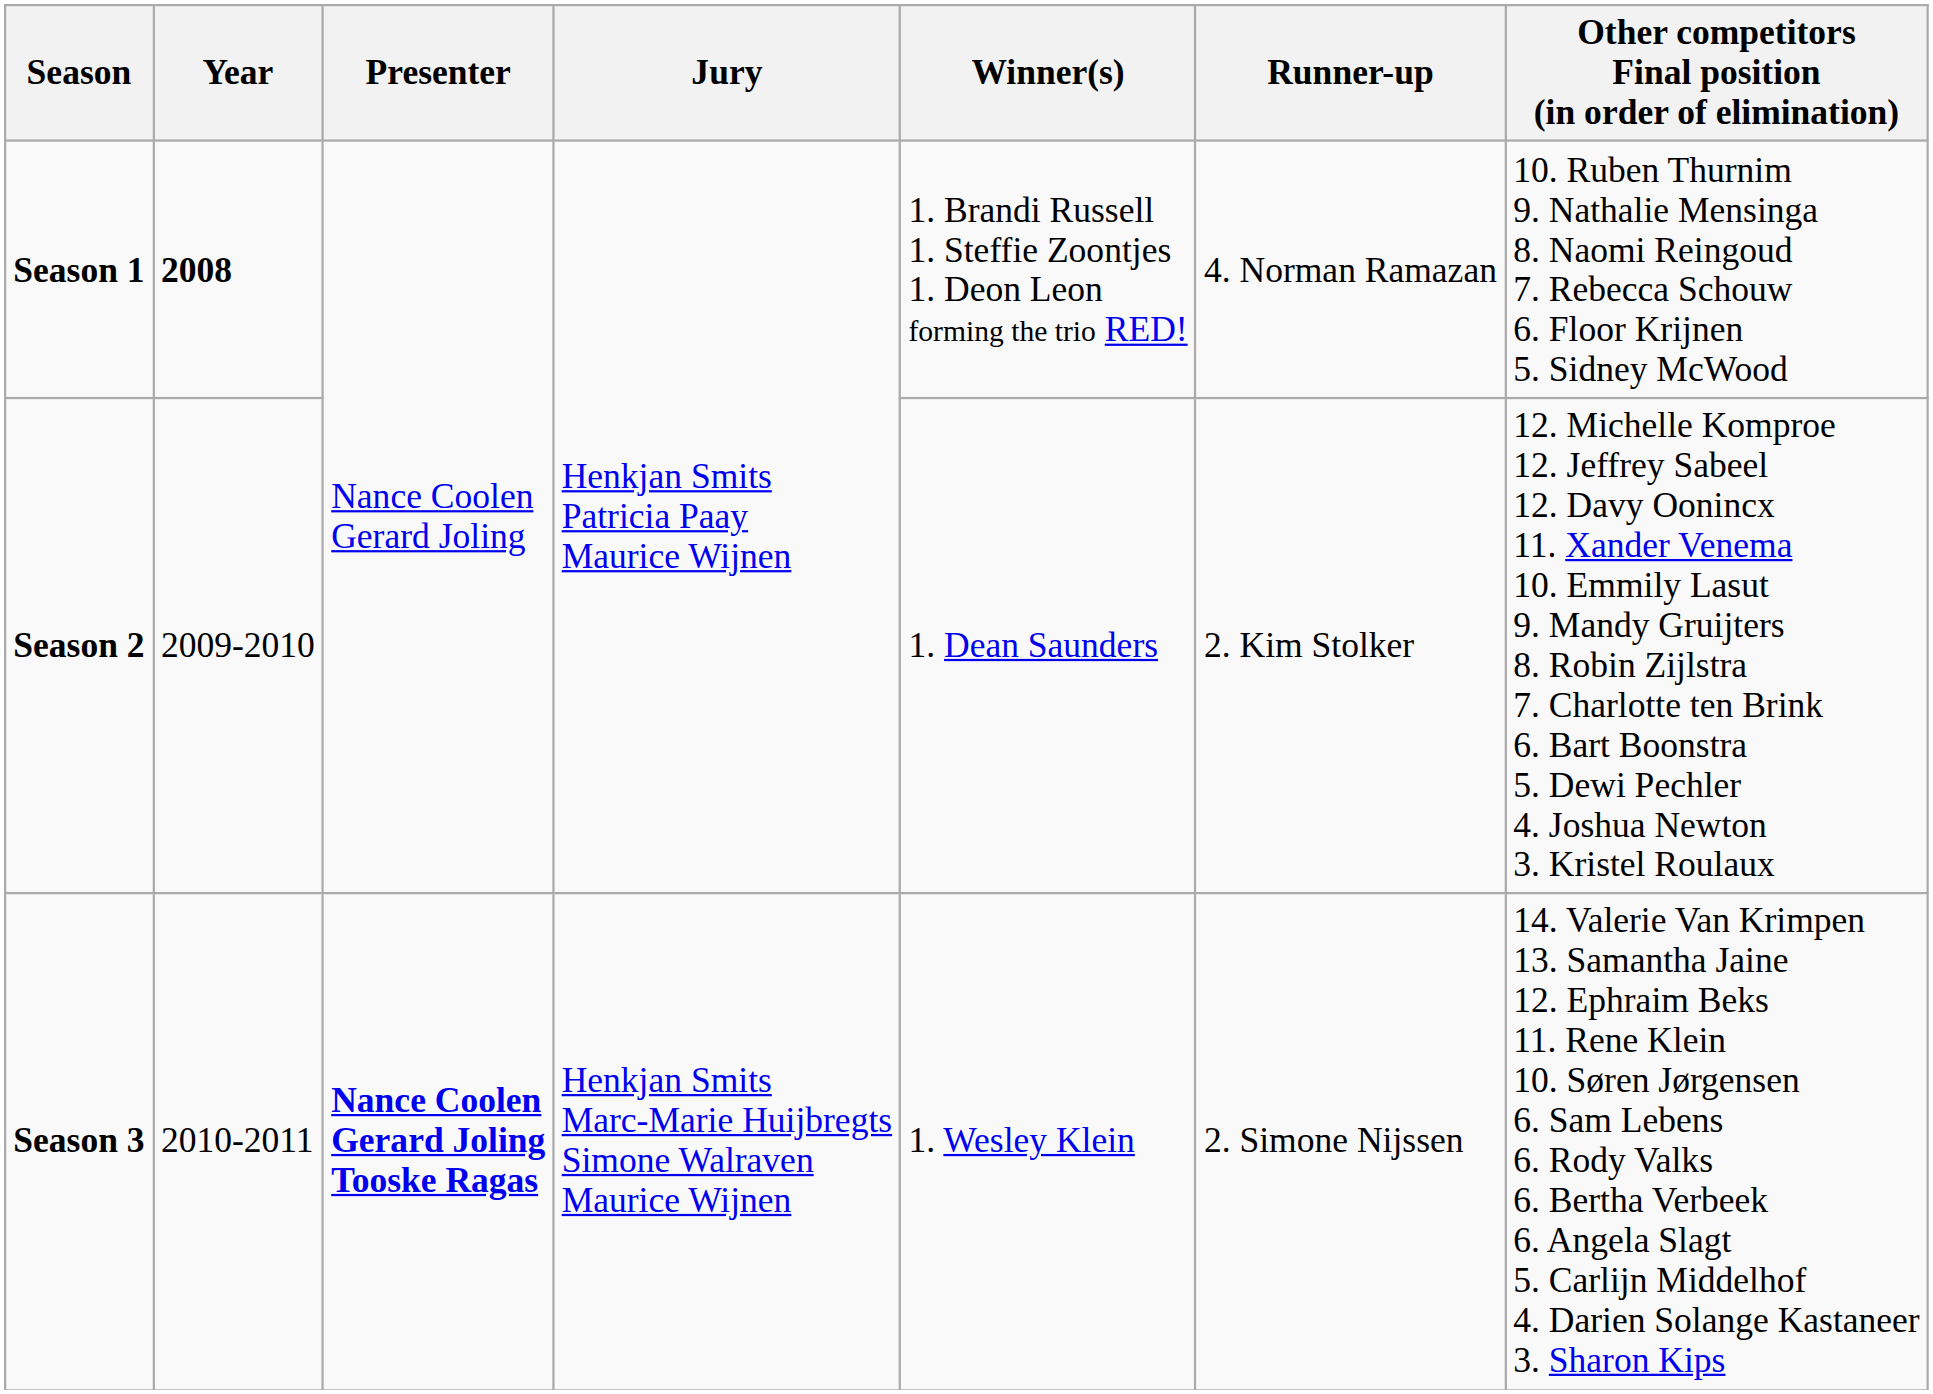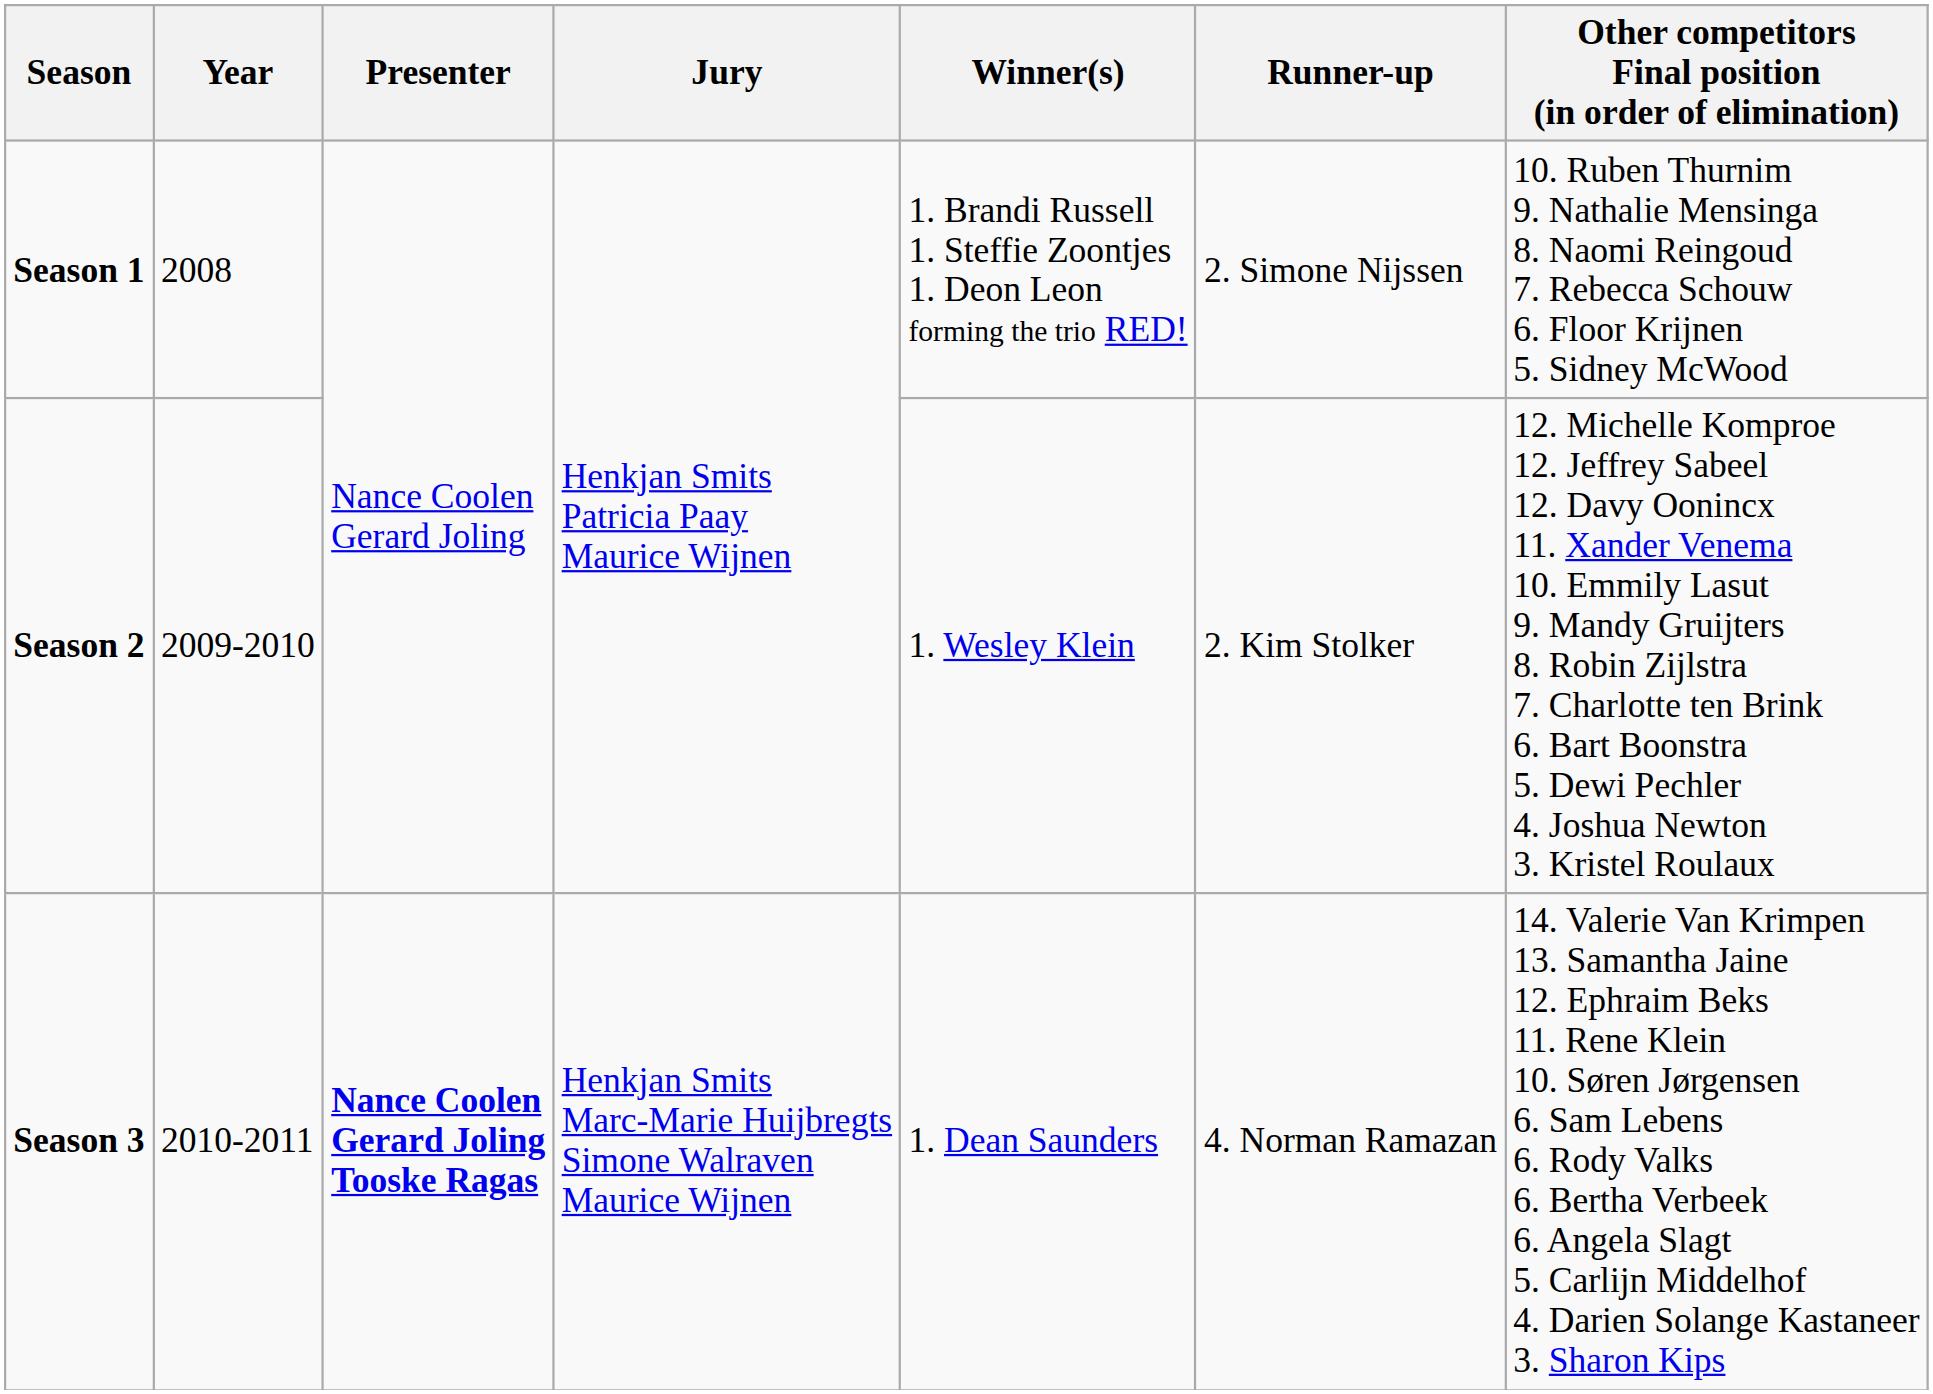(196, 268) bold -> (196, 268) normal
(1350, 268) 4. Norman Ramazan -> (1334, 268) 2. Simone Nijssen
(1033, 644) 1. Dean Saunders -> (1022, 644) 1. Wesley Klein
(1022, 1140) 1. Wesley Klein -> (1033, 1140) 1. Dean Saunders
(1334, 1140) 2. Simone Nijssen -> (1350, 1140) 4. Norman Ramazan
